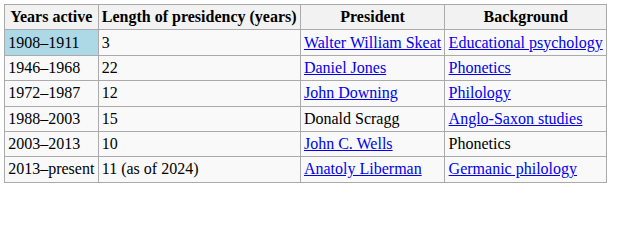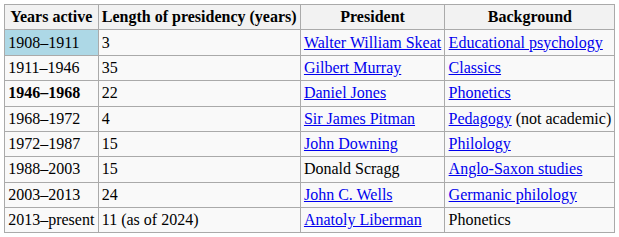+ row: (353, 67)
(44, 67) normal -> (44, 93) bold
+ row: (359, 118)
(110, 93) 12 -> (110, 144) 15
(110, 144) 10 -> (110, 194) 24
(480, 144) Phonetics -> (513, 194) Germanic philology
(513, 169) Germanic philology -> (480, 220) Phonetics
